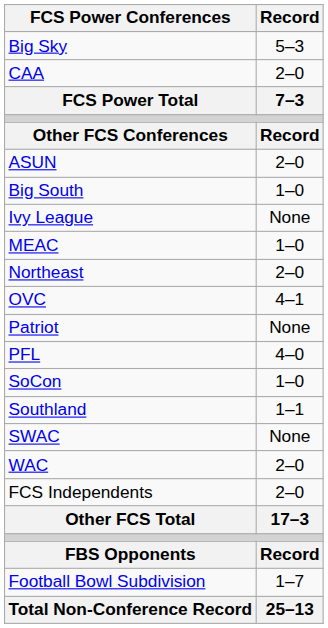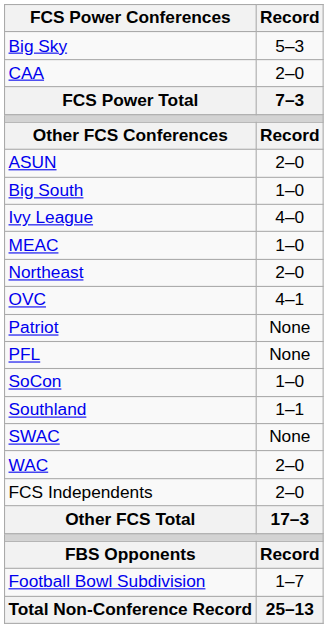(290, 218) None -> (290, 218) 4–0
(290, 355) 4–0 -> (290, 355) None
